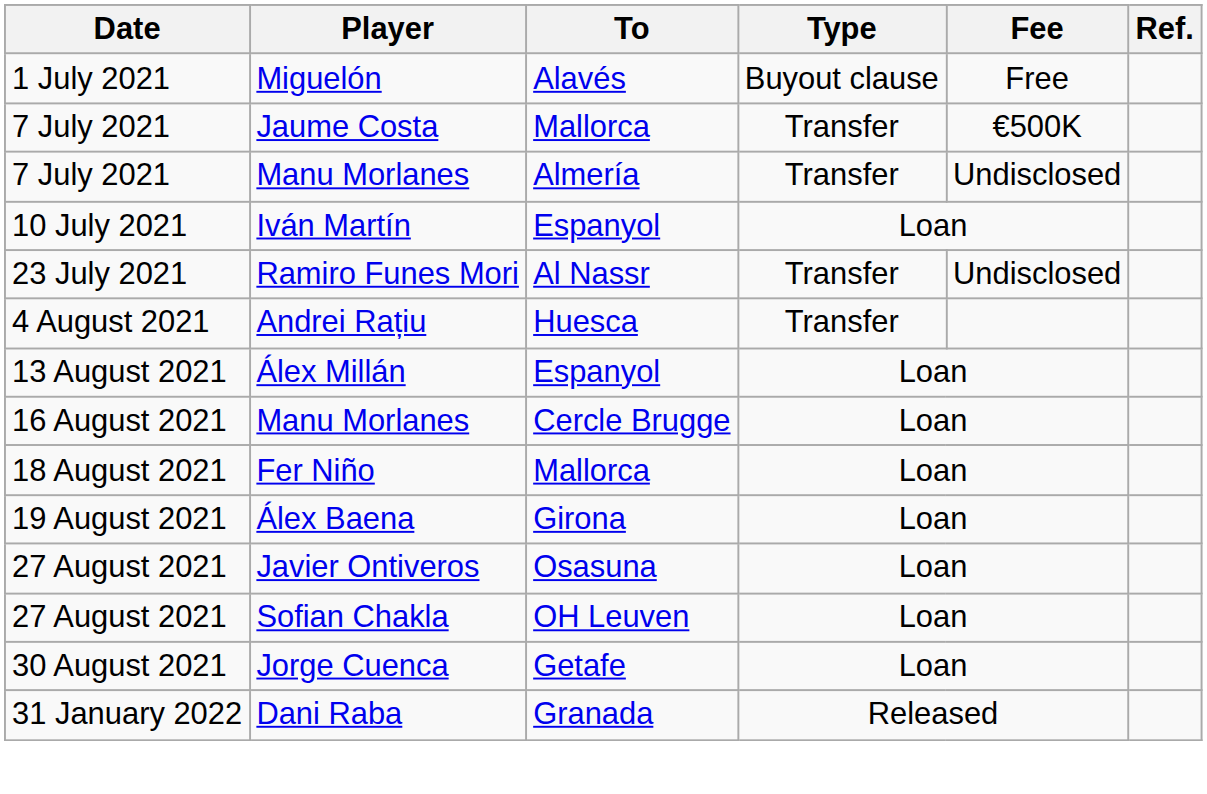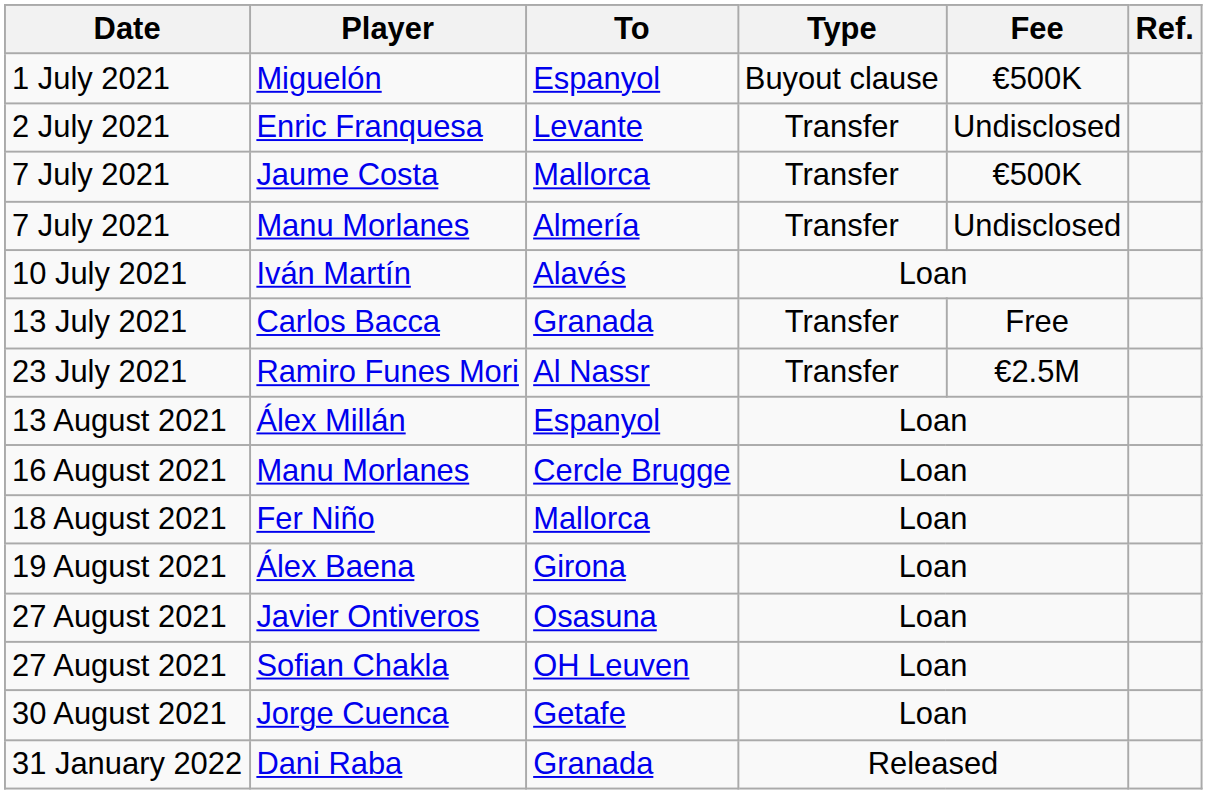(580, 77) Alavés -> (597, 77) Espanyol
(1037, 77) Free -> (1037, 77) €500K
+ row: (91, 126)
(597, 224) Espanyol -> (580, 273) Alavés
+ row: (100, 322)
(1037, 273) Undisclosed -> (1037, 371) €2.5M
- row: (111, 322)
